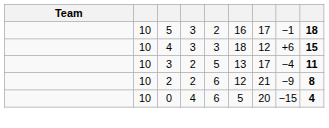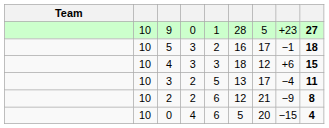+ row: (169, 30)
